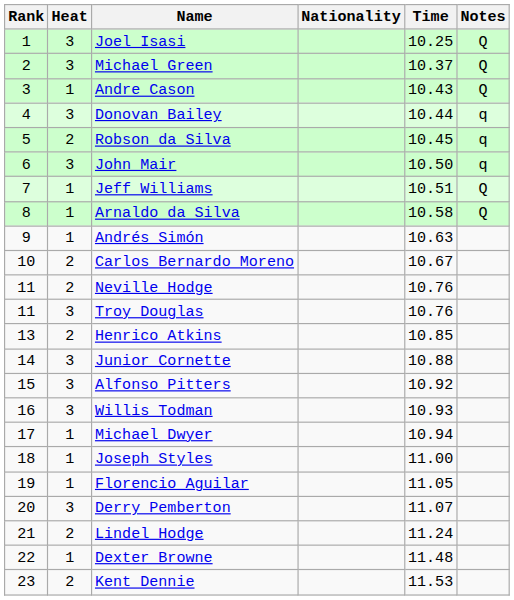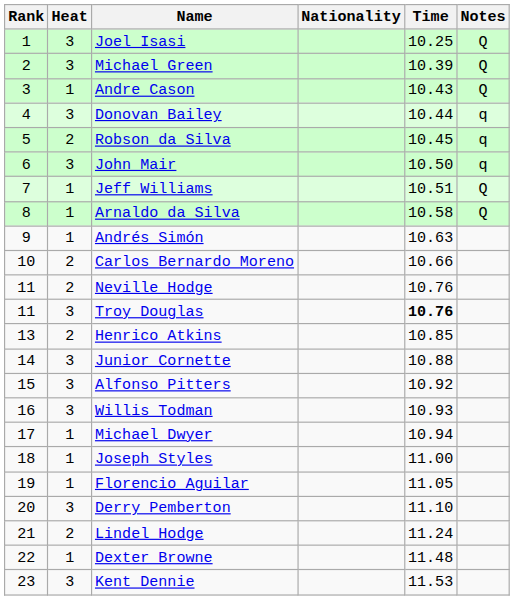(431, 66) 10.37 -> (431, 66) 10.39
(431, 263) 10.67 -> (431, 263) 10.66
(431, 312) normal -> (431, 312) bold
(431, 508) 11.07 -> (431, 508) 11.10
(70, 582) 2 -> (70, 582) 3
